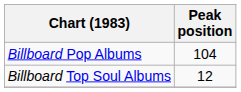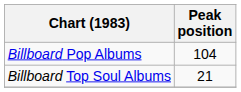(205, 76) 12 -> (205, 76) 21
